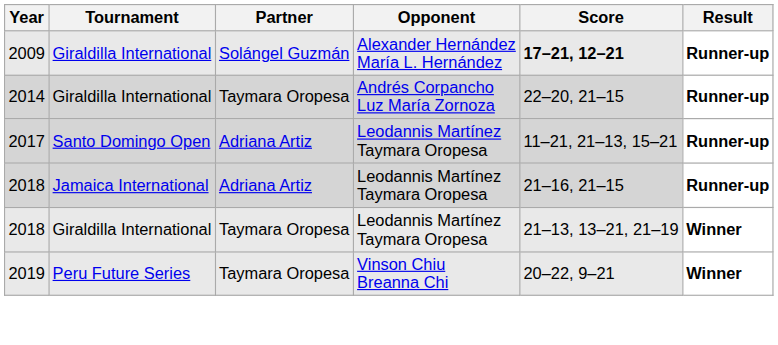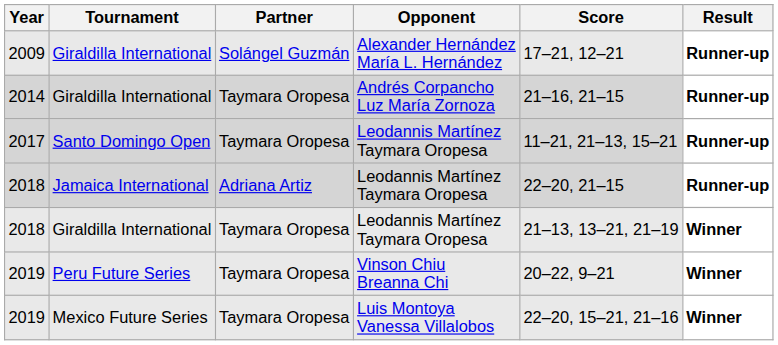(574, 53) bold -> (574, 53) normal
(574, 97) 22–20, 21–15 -> (574, 97) 21–16, 21–15
(265, 141) Adriana Artiz -> (284, 141) Taymara Oropesa
(574, 186) 21–16, 21–15 -> (574, 186) 22–20, 21–15
+ row: (27, 318)
